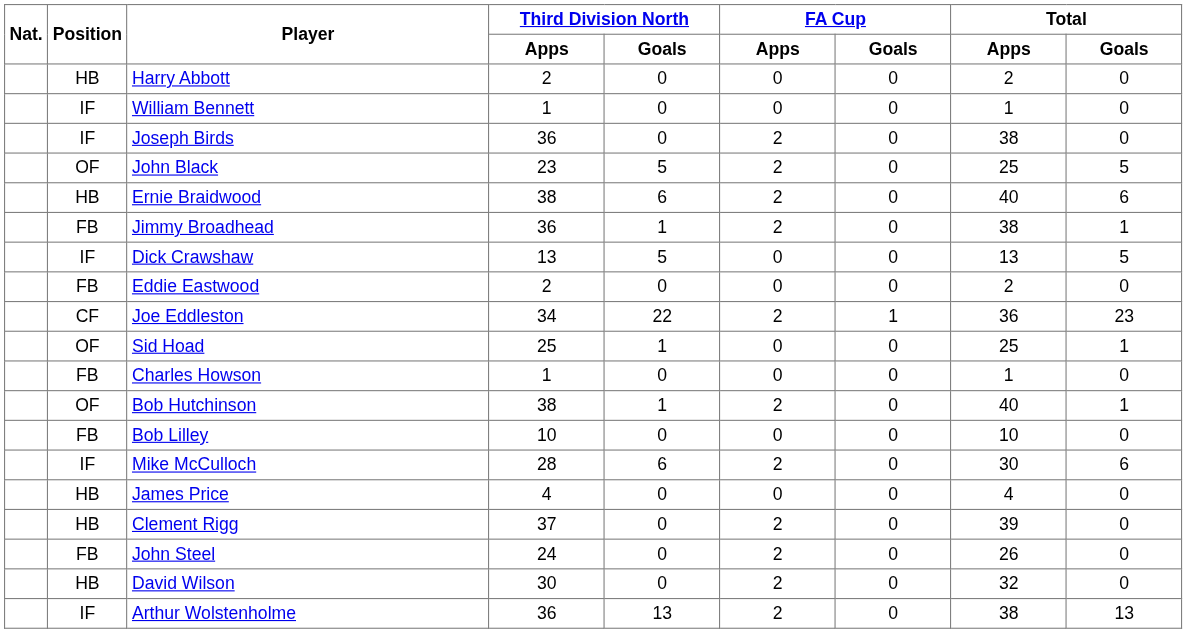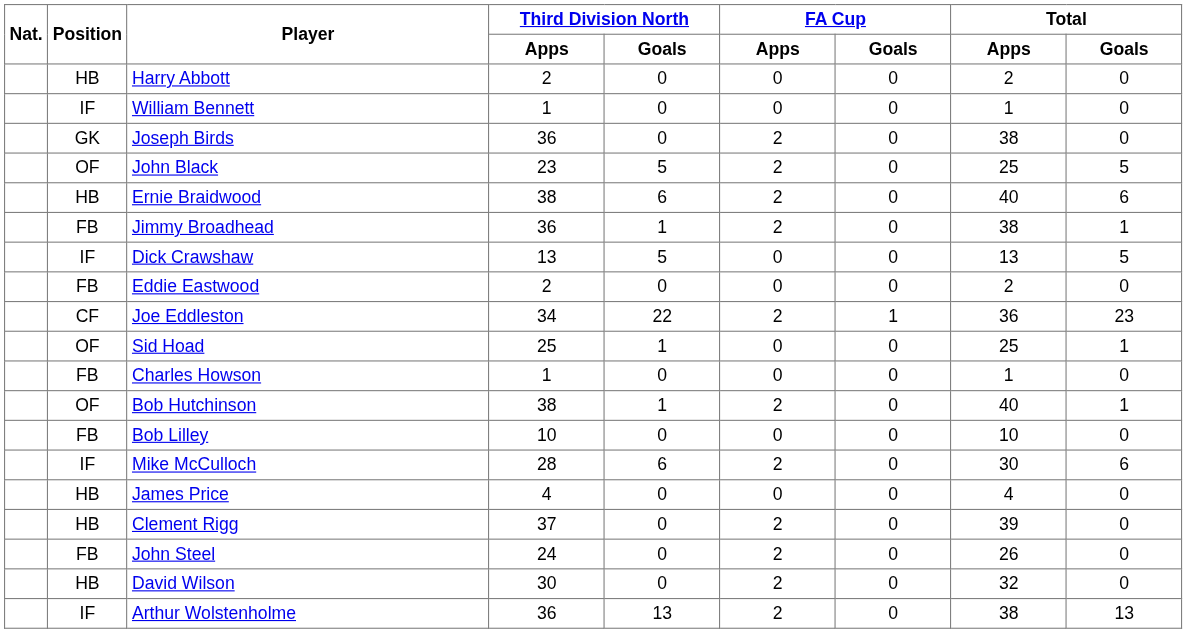(87, 138) IF -> (87, 138) GK
